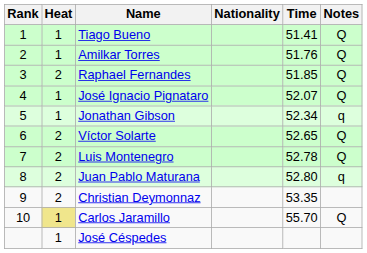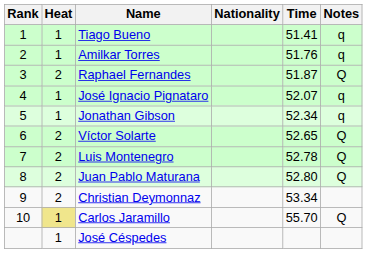(341, 34) Q -> (341, 34) q
(341, 55) Q -> (341, 55) q
(302, 75) 51.85 -> (302, 75) 51.87
(341, 95) Q -> (341, 95) q
(341, 177) q -> (341, 177) Q
(302, 197) 53.35 -> (302, 197) 53.34
